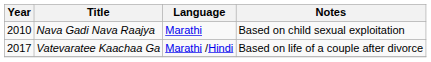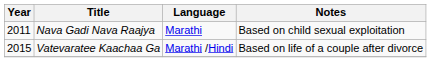(19, 30) 2010 -> (19, 30) 2011
(19, 48) 2017 -> (19, 48) 2015
